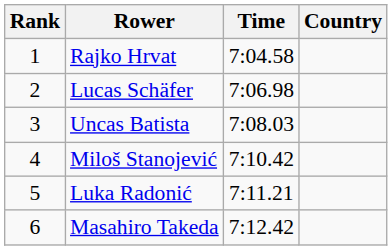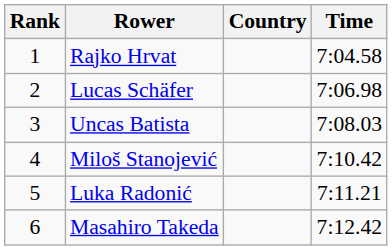columns swapped: (343, 21) <-> (261, 21)
